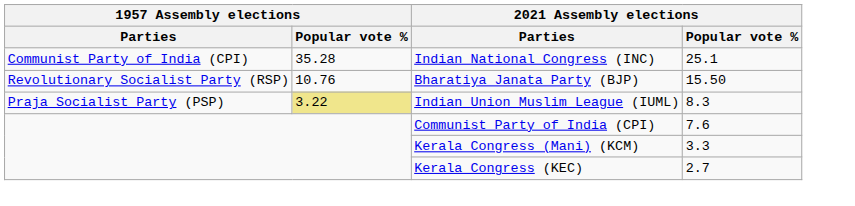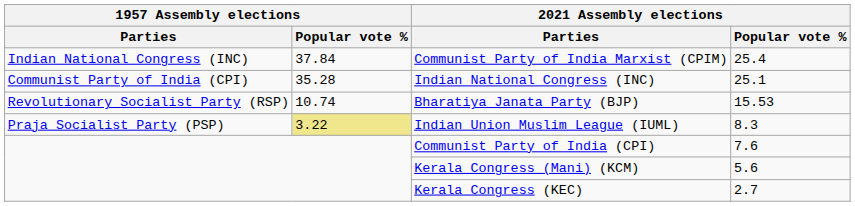+ row: (571, 59)
(315, 81) 10.76 -> (315, 103) 10.74
(706, 81) 15.50 -> (754, 103) 15.53
(698, 146) 3.3 -> (746, 168) 5.6
